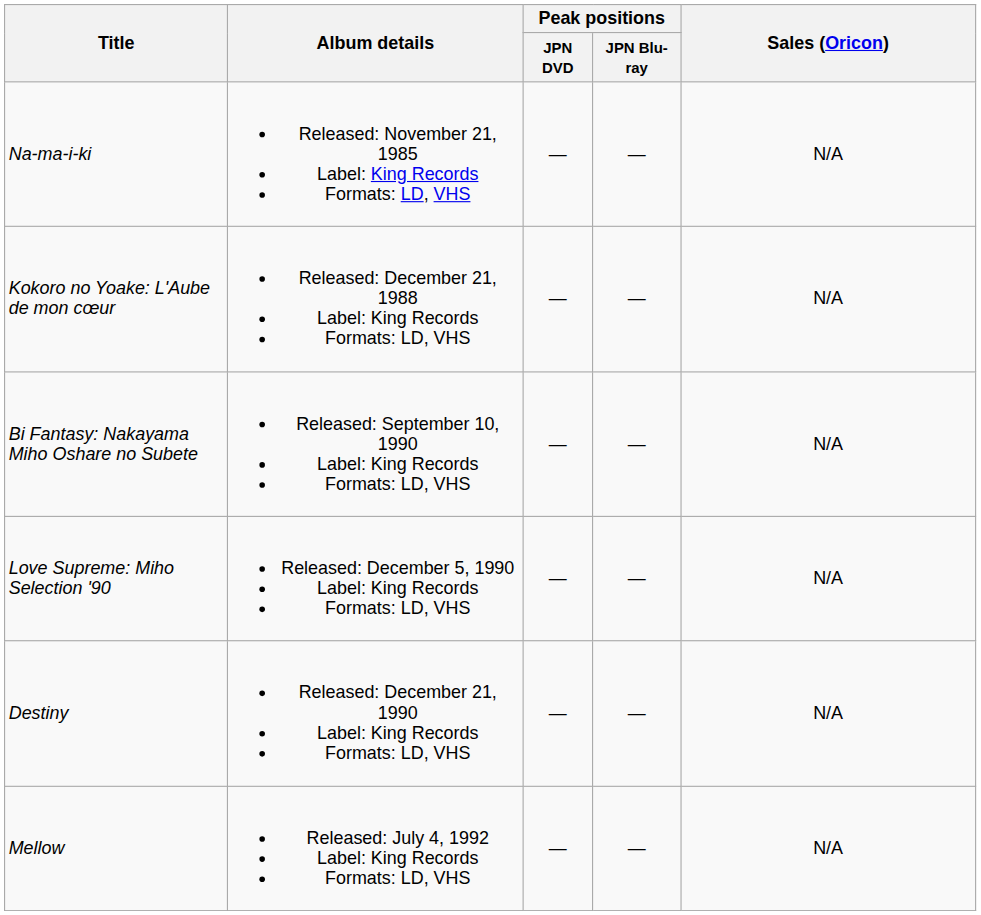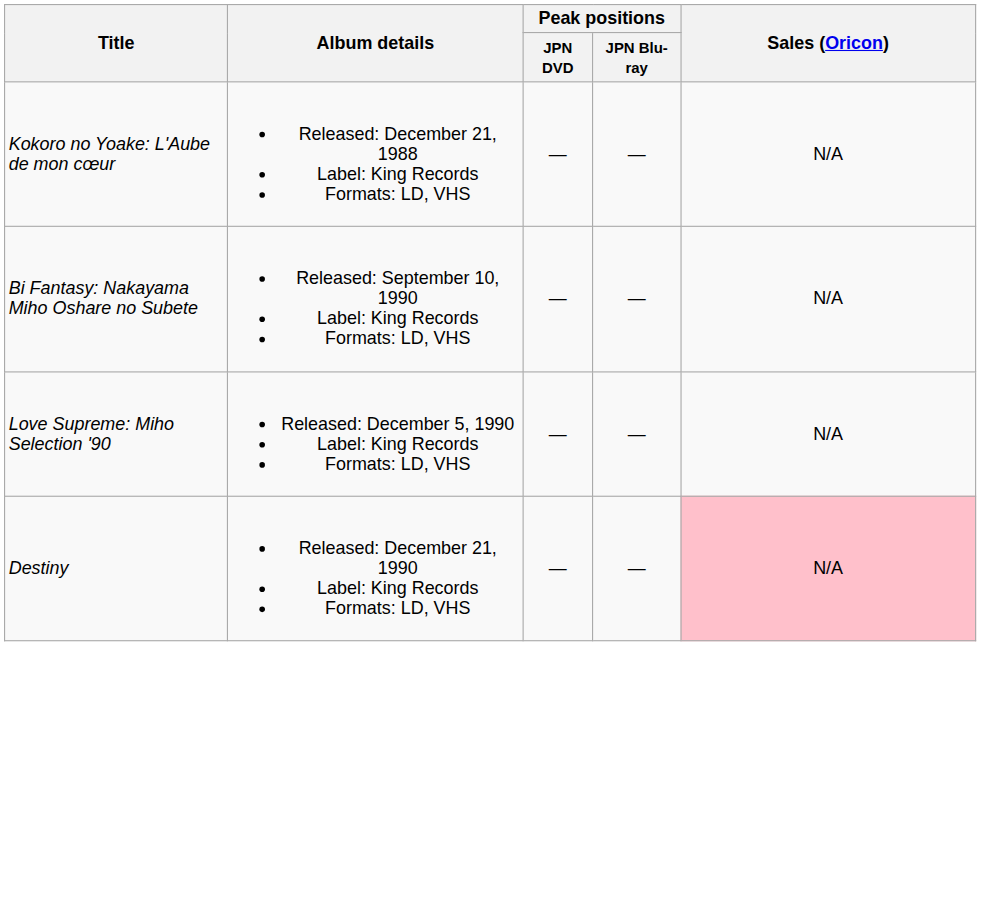- row: (50, 153)
(828, 713) no background -> (828, 568) pink background
- row: (37, 848)
